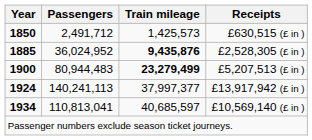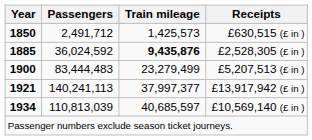(85, 51) 36,024,952 -> (85, 51) 36,024,592
(85, 70) 80,944,483 -> (85, 70) 83,444,483
(172, 70) bold -> (172, 70) normal
(24, 88) 1924 -> (24, 88) 1921
(81, 107) 110,813,041 -> (81, 107) 110,813,039
